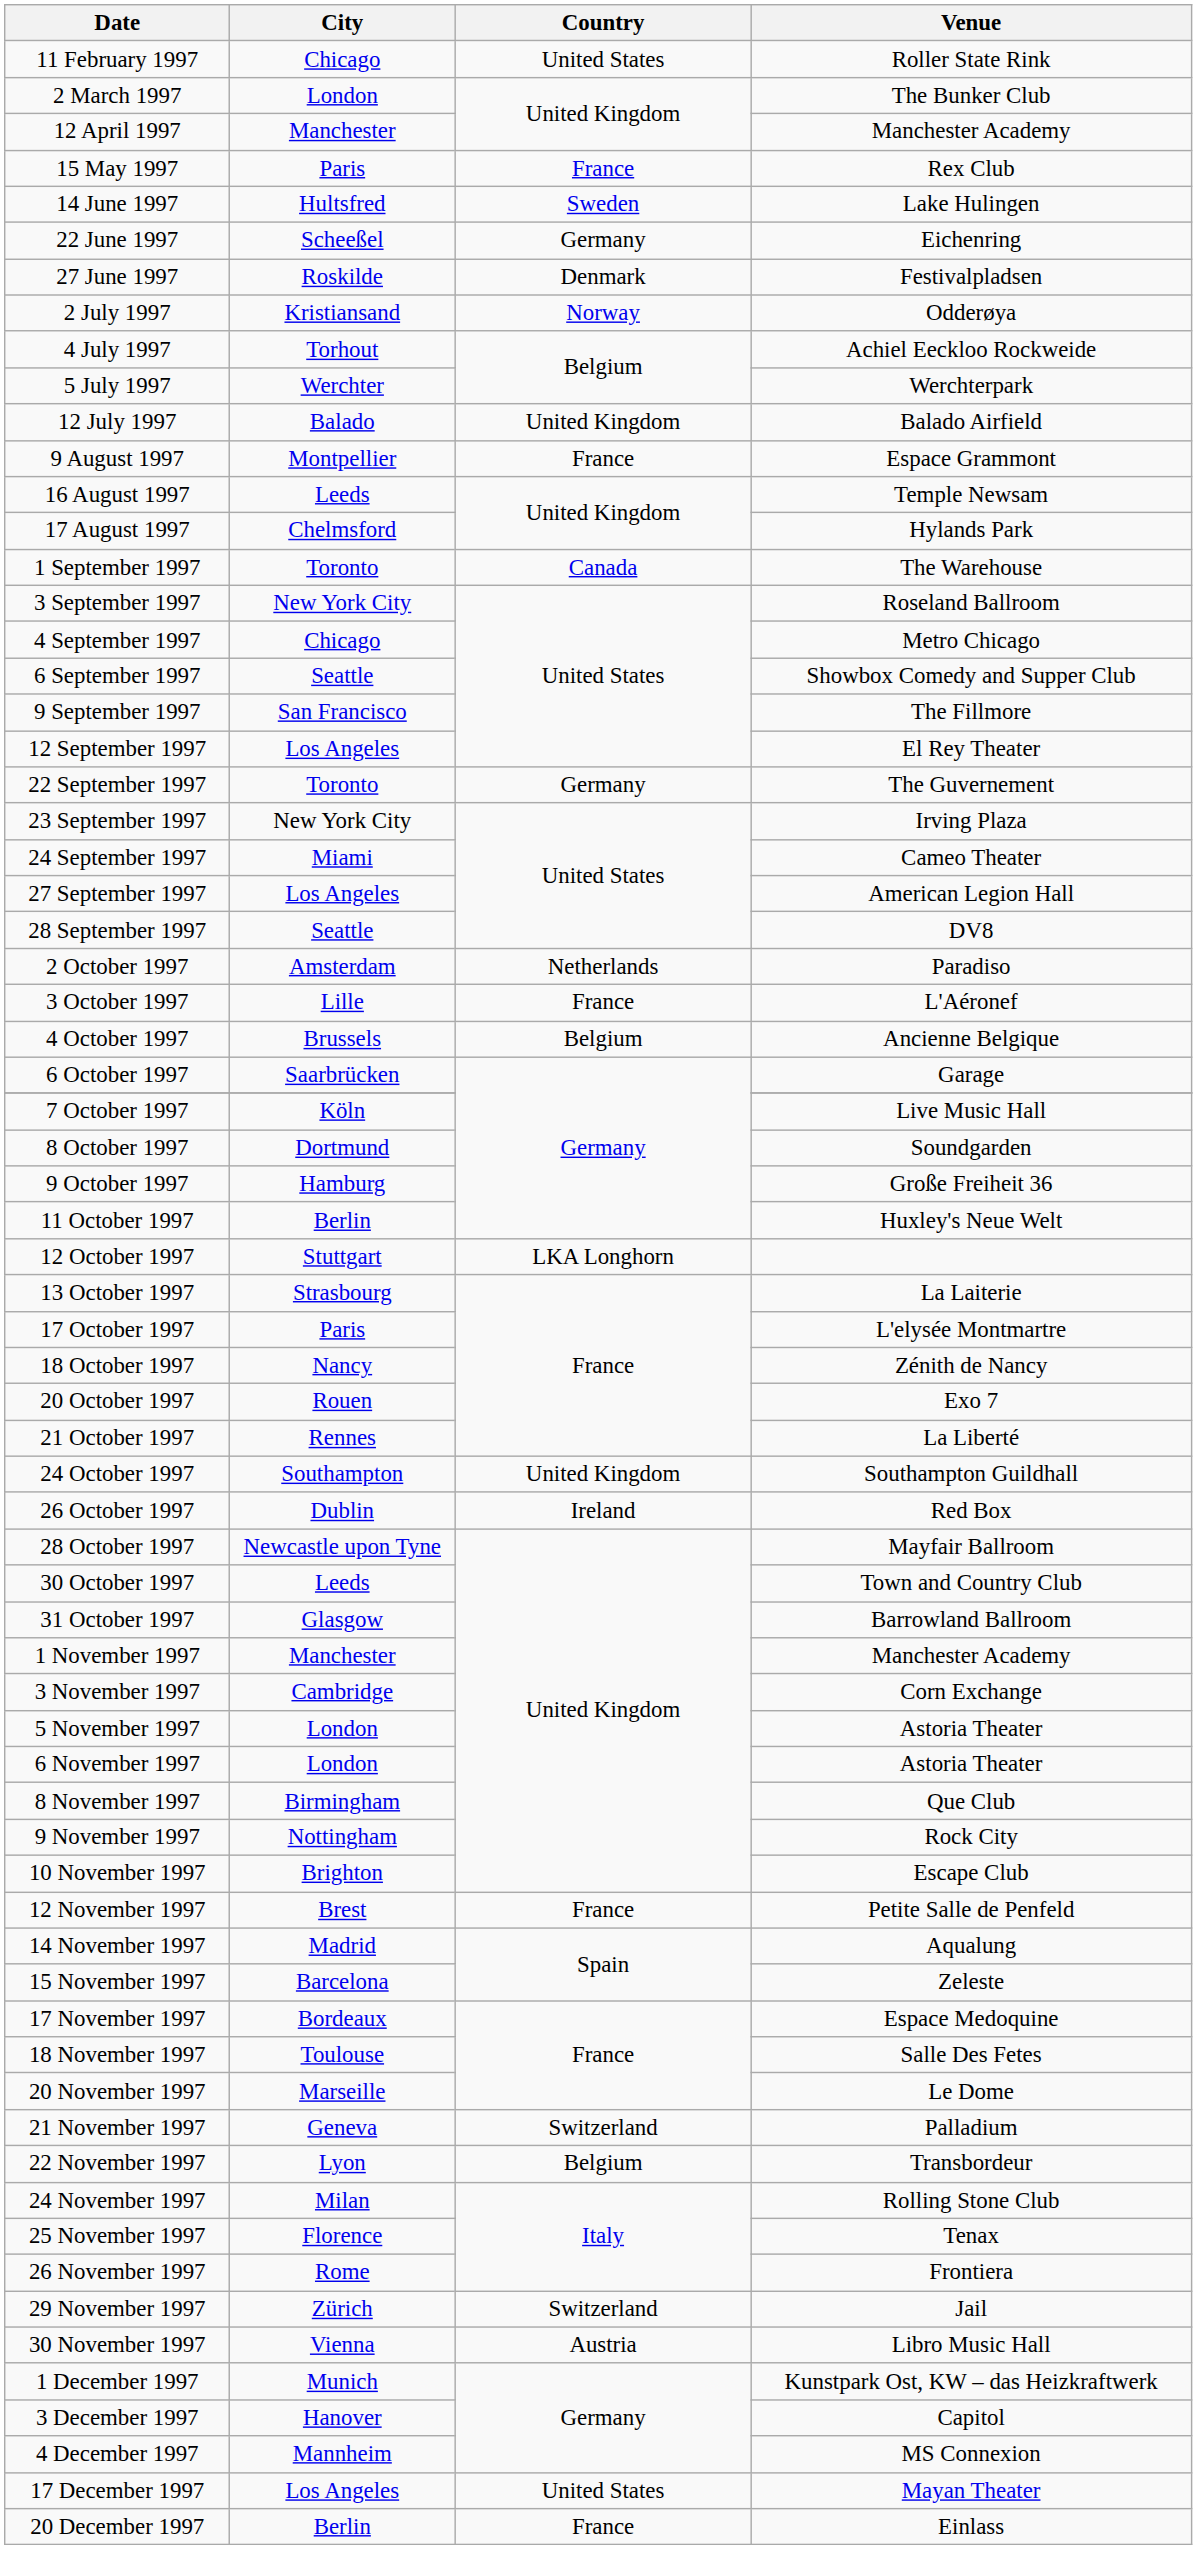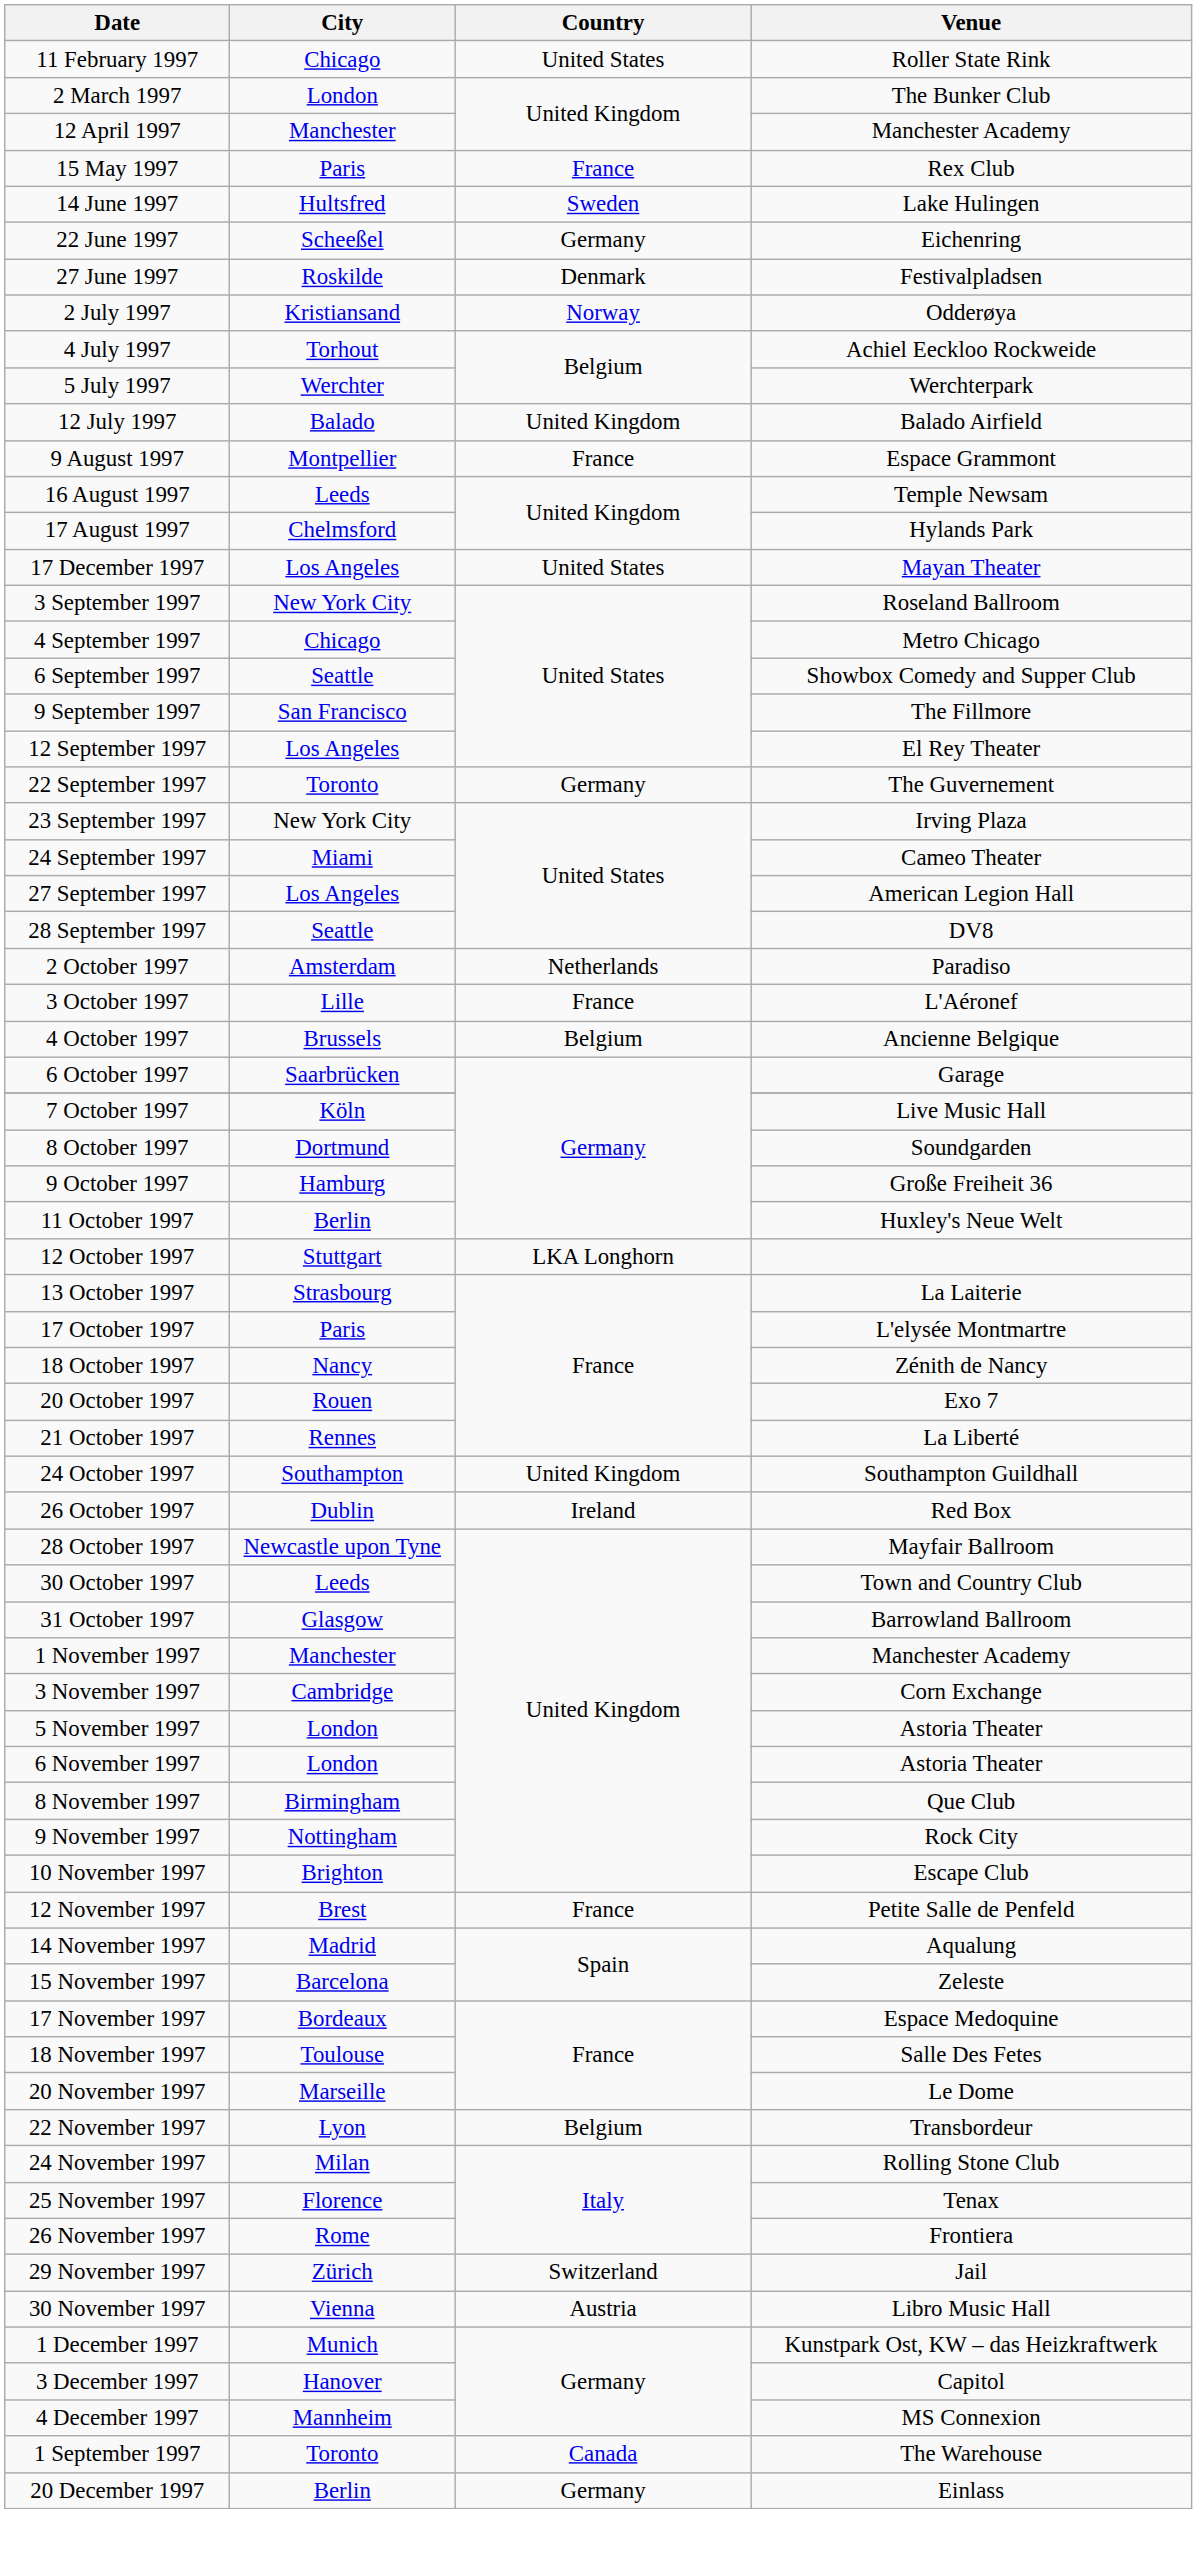rows swapped: (117, 566) <-> (117, 2490)
- row: (117, 2127)
(603, 2526) France -> (603, 2490) Germany
